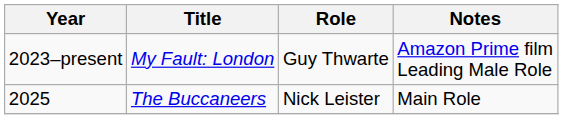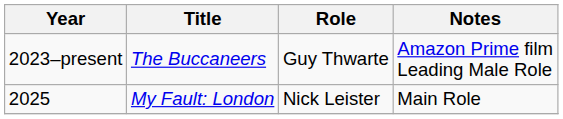(203, 59) My Fault: London -> (199, 59) The Buccaneers
(199, 98) The Buccaneers -> (203, 98) My Fault: London
